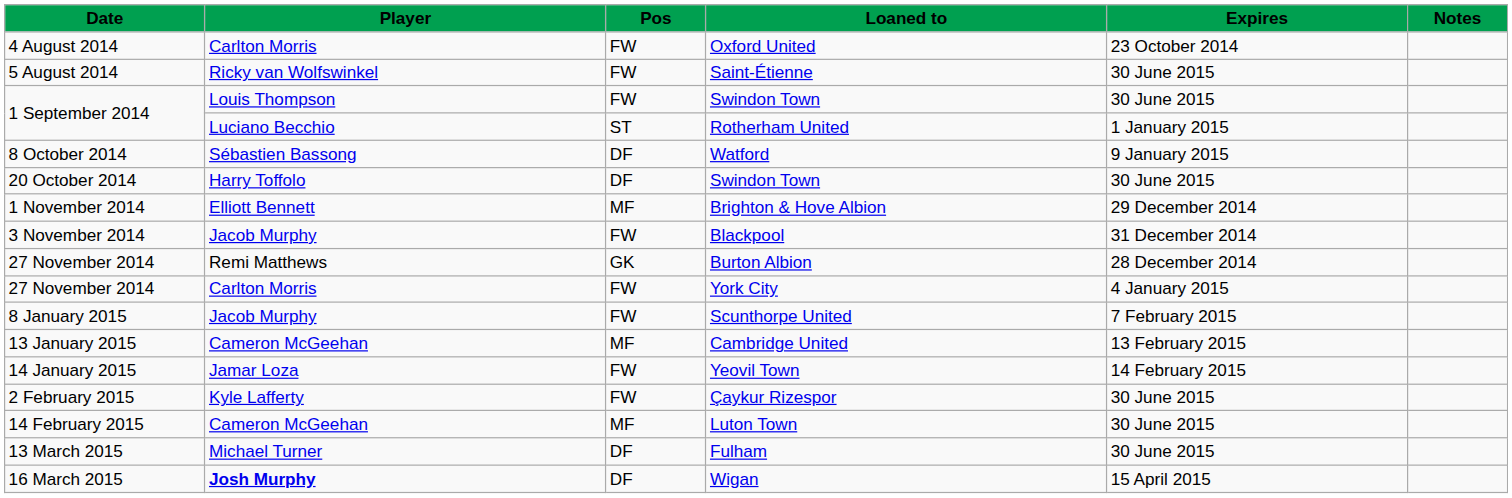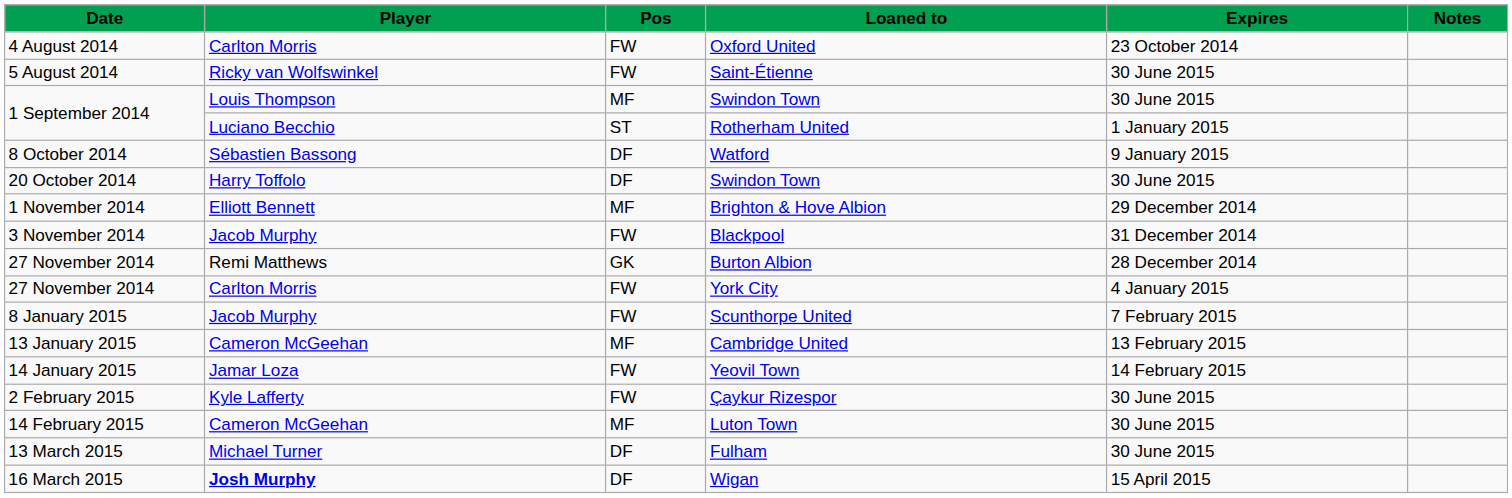(623, 100) FW -> (622, 100) MF
